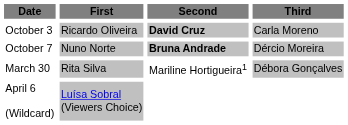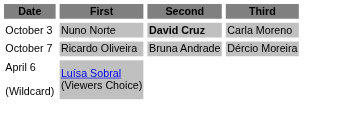(99, 30) Ricardo Oliveira -> (88, 30) Nuno Norte
(88, 49) Nuno Norte -> (99, 49) Ricardo Oliveira
(188, 49) bold -> (185, 49) normal
- row: (28, 69)
